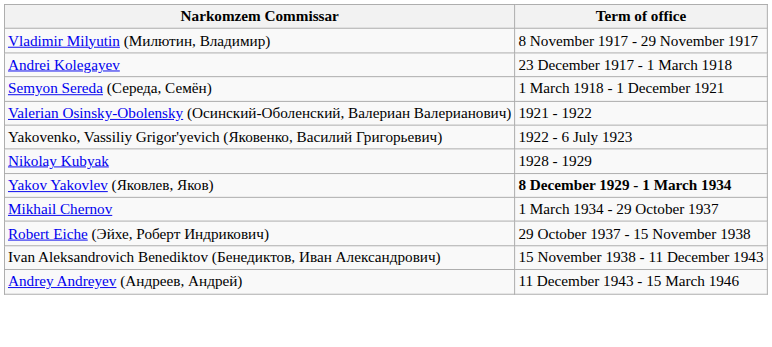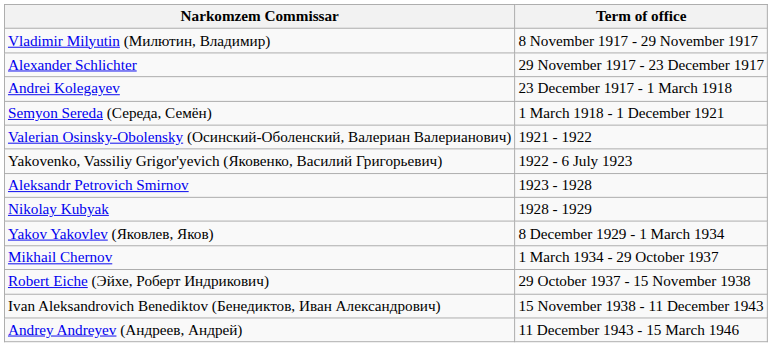+ row: (72, 64)
+ row: (98, 185)
(625, 185) bold -> (621, 233) normal
